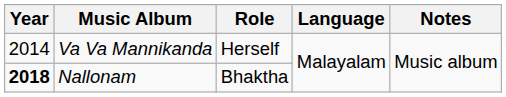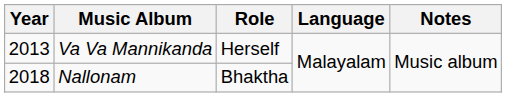(29, 48) 2014 -> (29, 48) 2013
(29, 77) bold -> (29, 77) normal
